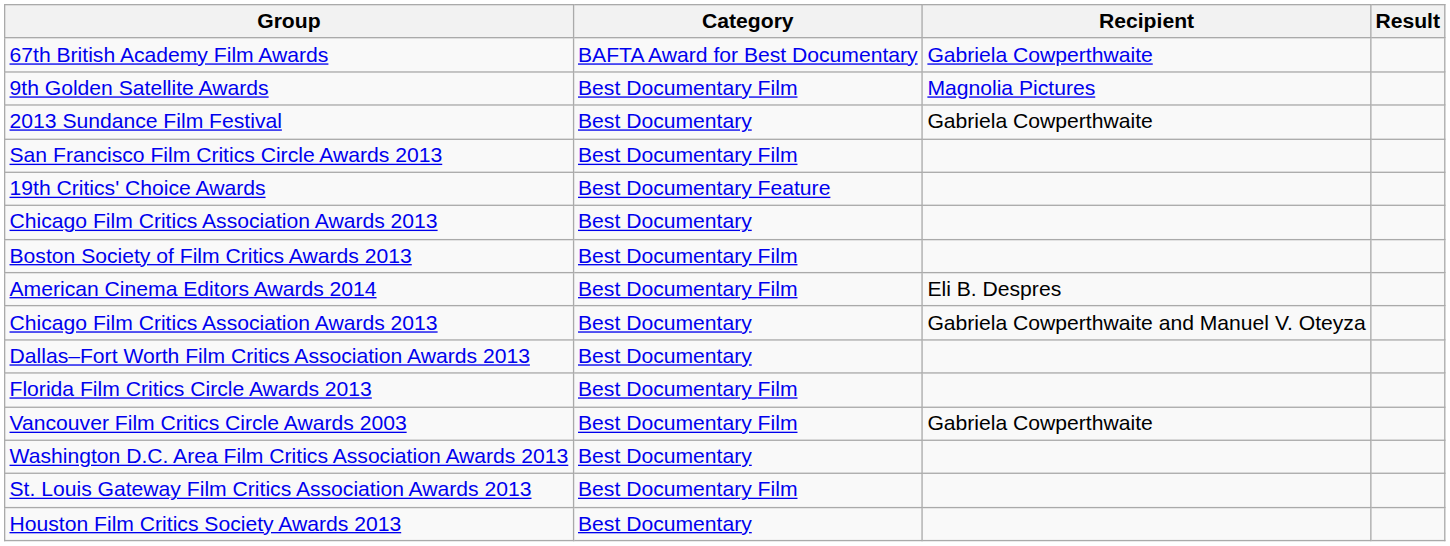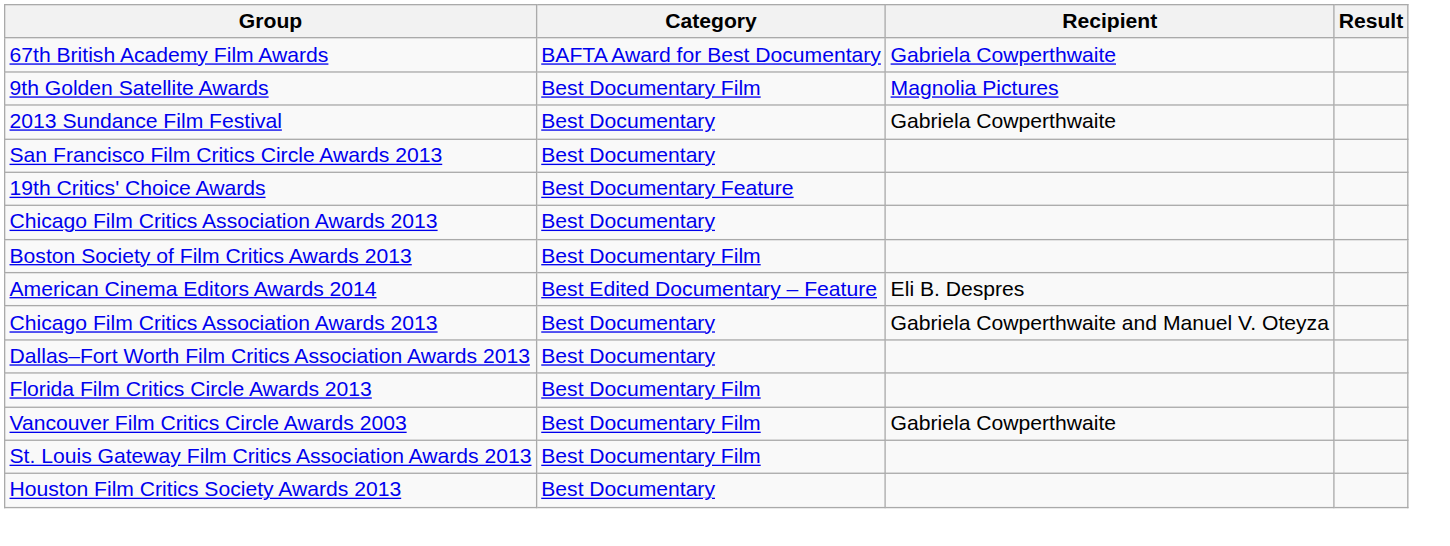(688, 155) Best Documentary Film -> (628, 155) Best Documentary
(688, 289) Best Documentary Film -> (709, 289) Best Edited Documentary – Feature
- row: (289, 456)
